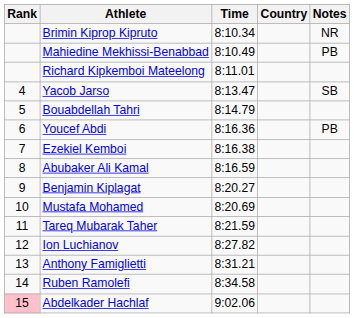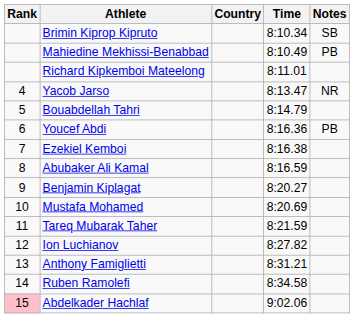columns swapped: (284, 14) <-> (235, 14)
(330, 33) NR -> (330, 33) SB
(330, 91) SB -> (330, 91) NR
